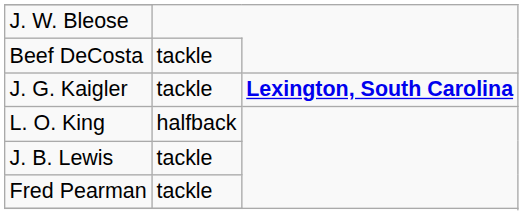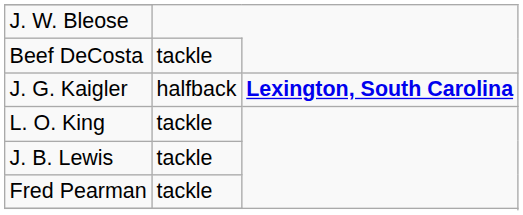(185, 89) tackle -> (196, 89) halfback
(196, 123) halfback -> (185, 123) tackle
